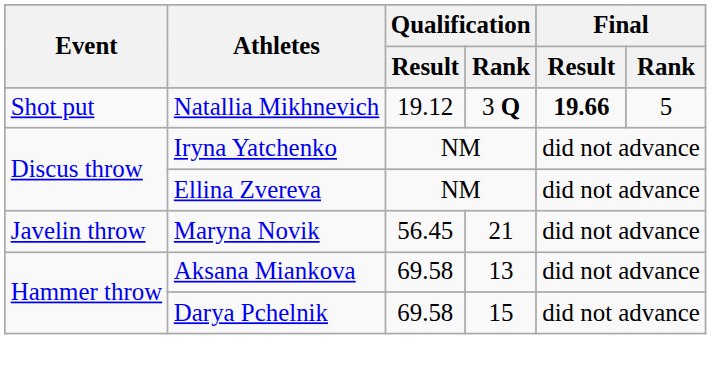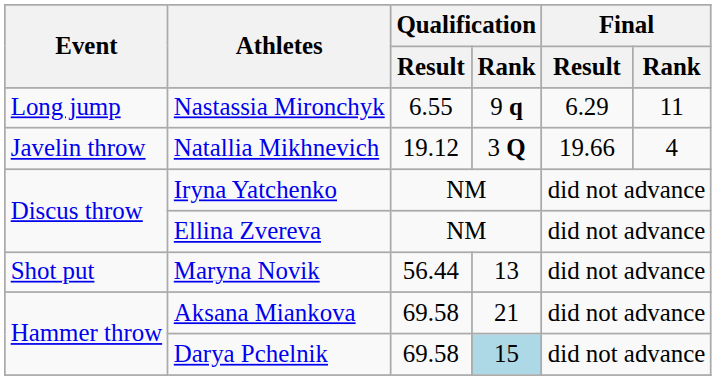+ row: (279, 107)
(53, 107) Shot put -> (78, 148) Javelin throw
(581, 107) bold -> (587, 148) normal
(666, 107) 5 -> (672, 148) 4
(78, 230) Javelin throw -> (53, 271) Shot put
(425, 230) 56.45 -> (431, 271) 56.44
(501, 230) 21 -> (507, 271) 13
(501, 271) 13 -> (507, 313) 21
(501, 313) no background -> (507, 354) lightblue background
